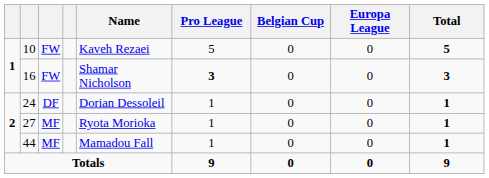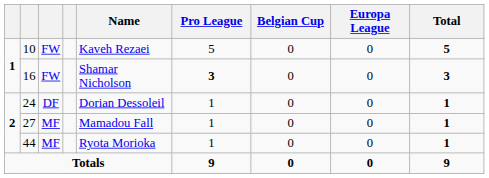(117, 123) Ryota Morioka -> (116, 123) Mamadou Fall
(116, 143) Mamadou Fall -> (117, 143) Ryota Morioka
